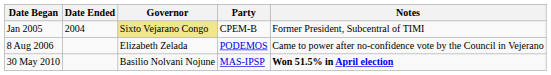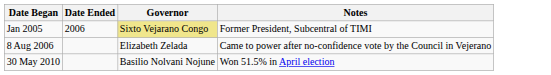- column: (244, 12)
(75, 29) 2004 -> (75, 29) 2006
(333, 62) bold -> (277, 62) normal
